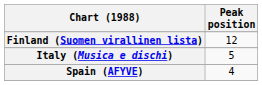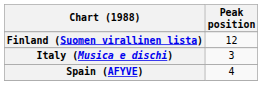(232, 56) 5 -> (232, 56) 3
